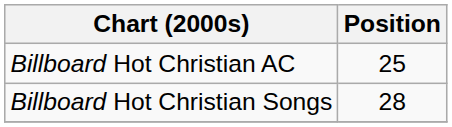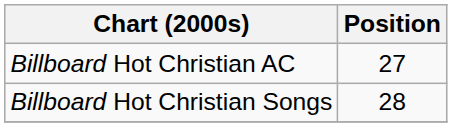(392, 63) 25 -> (392, 63) 27
